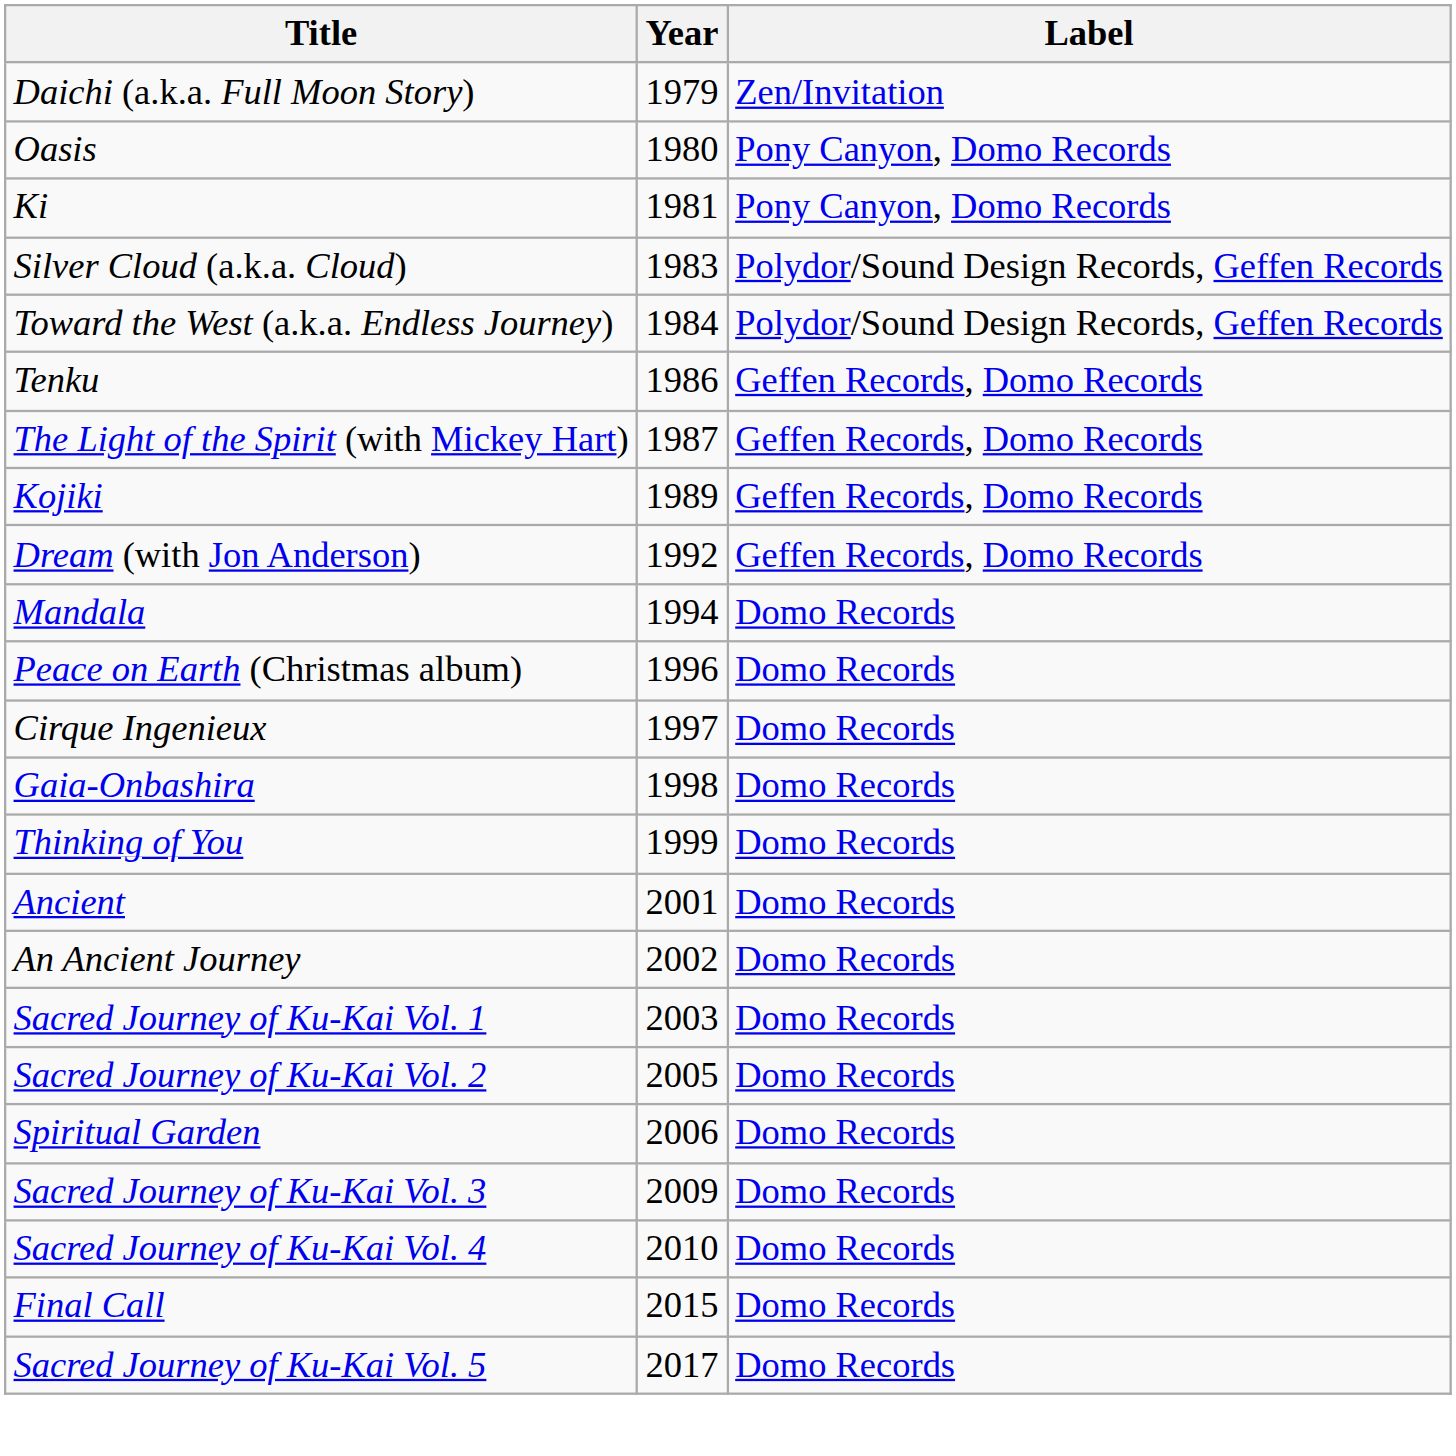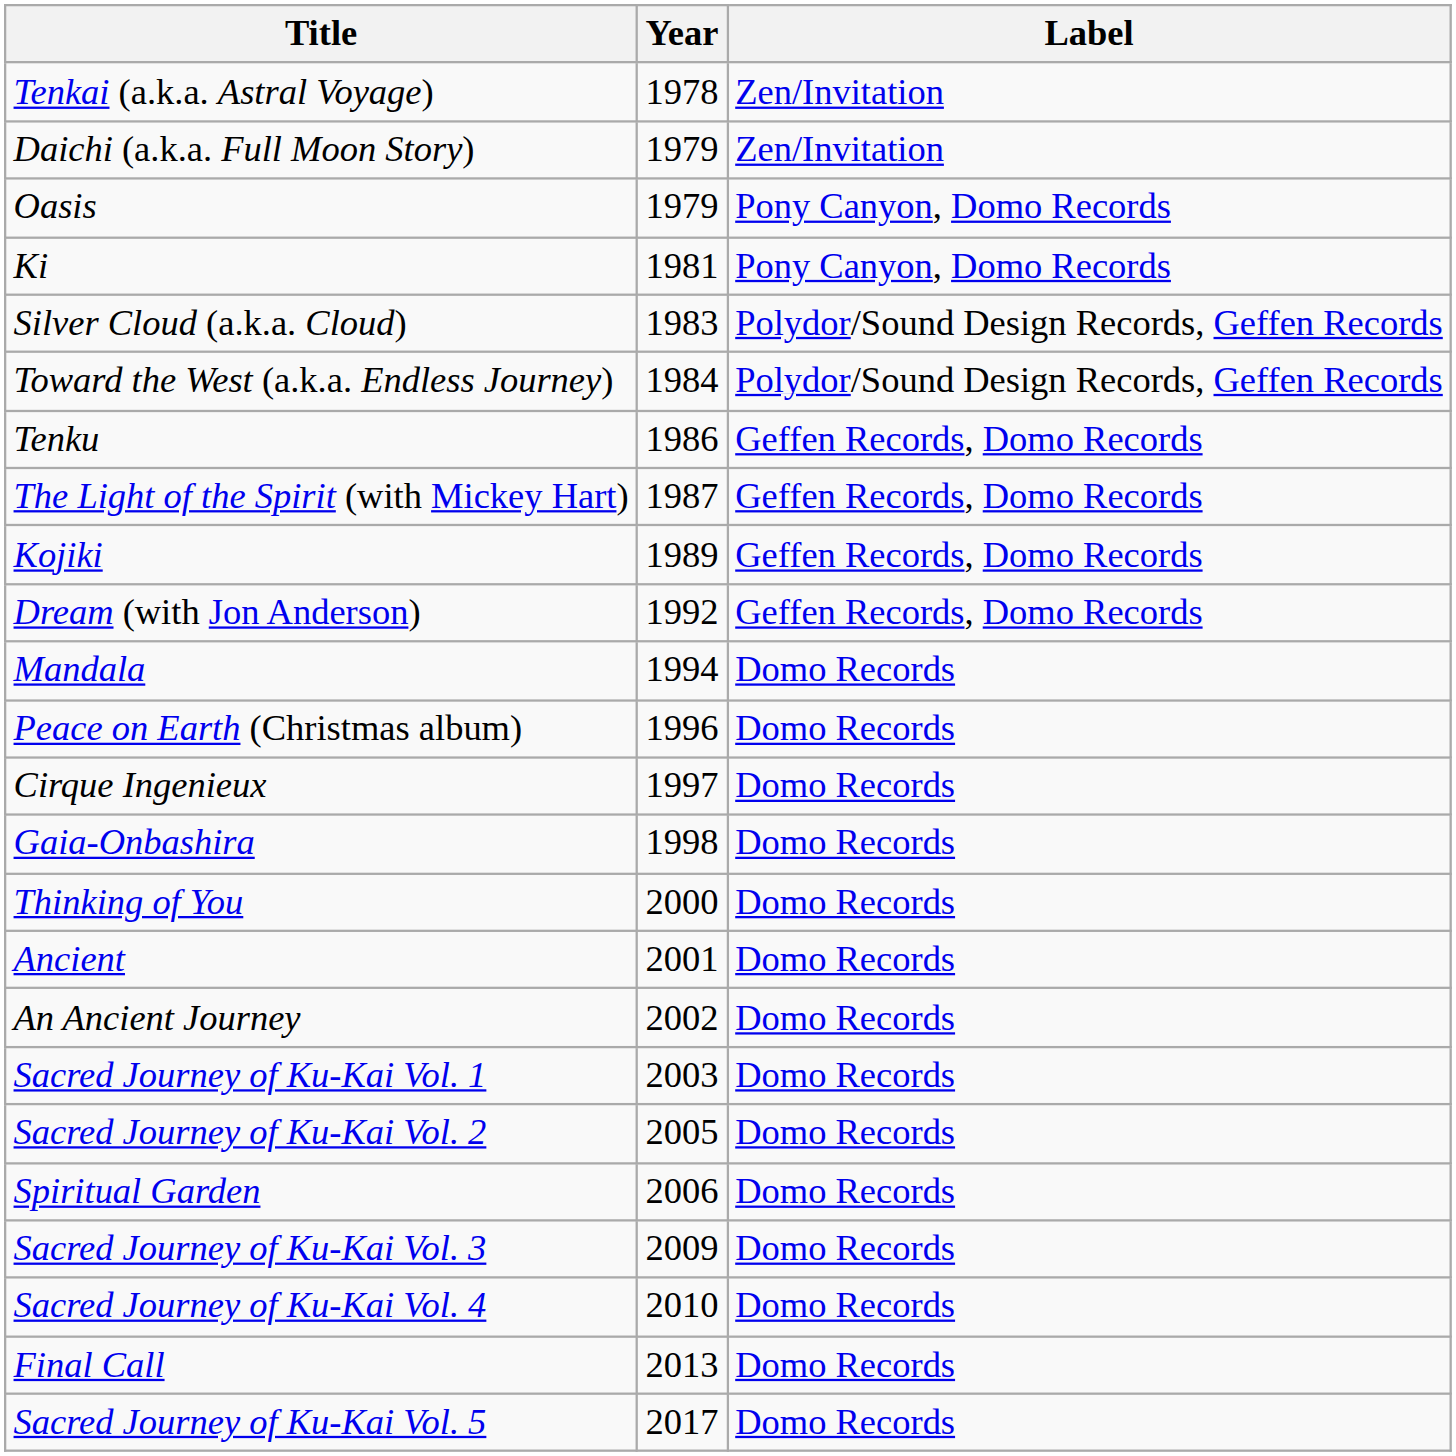+ row: (224, 91)
(682, 149) 1980 -> (682, 206) 1979
(682, 843) 1999 -> (682, 901) 2000
(682, 1306) 2015 -> (682, 1364) 2013
